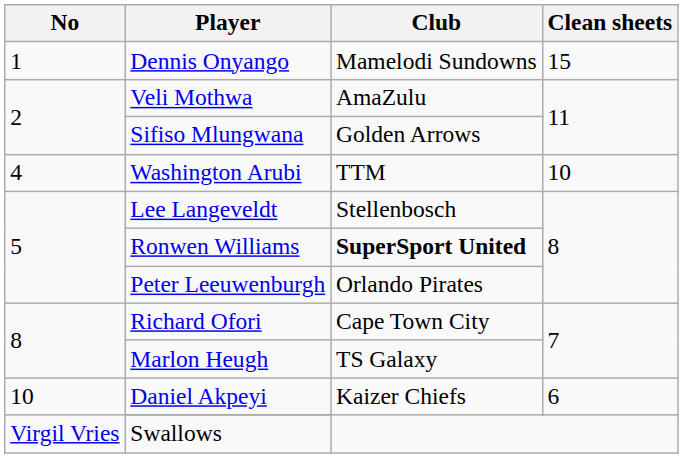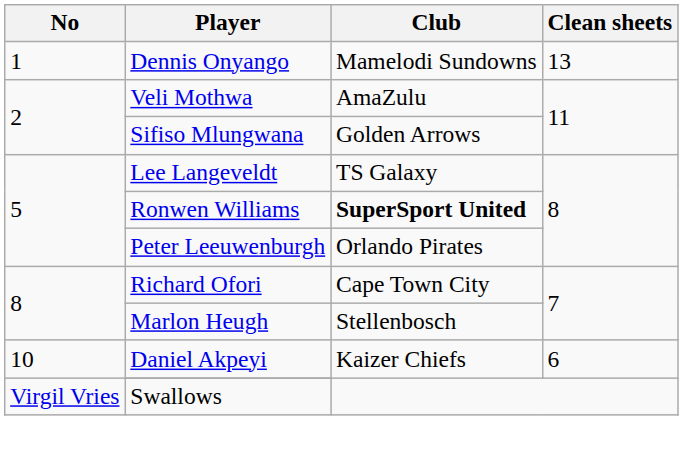(559, 60) 15 -> (559, 60) 13
- row: (216, 172)
(396, 209) Stellenbosch -> (387, 172) TS Galaxy
(387, 358) TS Galaxy -> (396, 321) Stellenbosch
